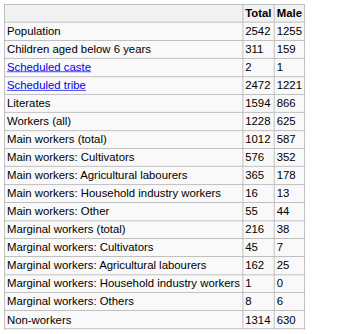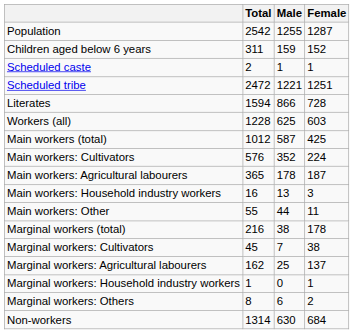+ column: (327, 13)
